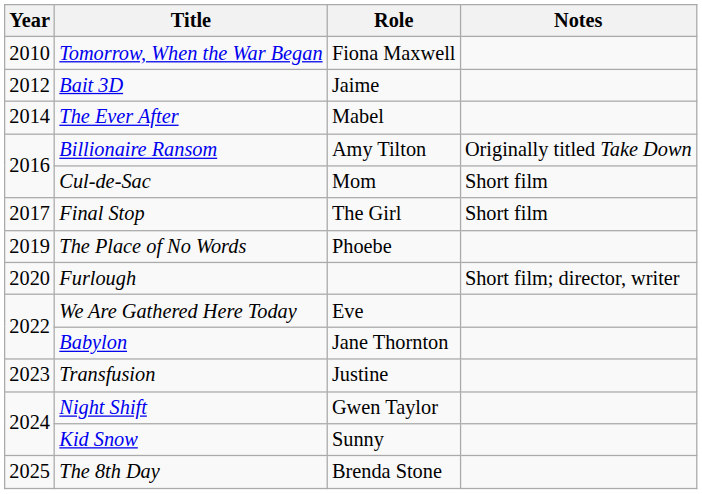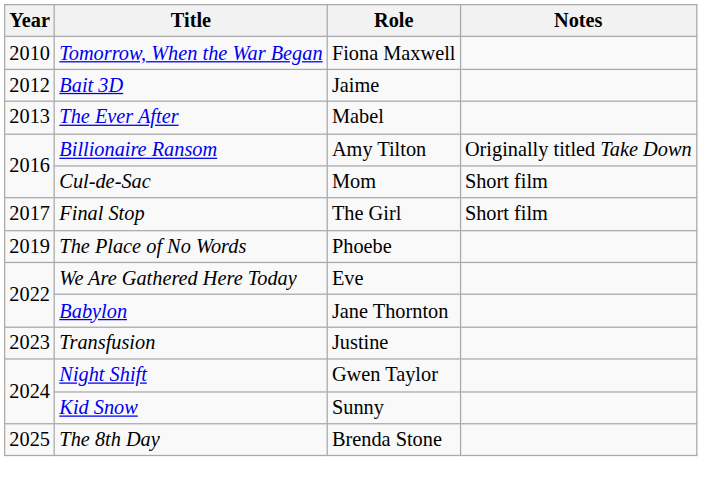(30, 117) 2014 -> (30, 117) 2013
- row: (98, 278)
